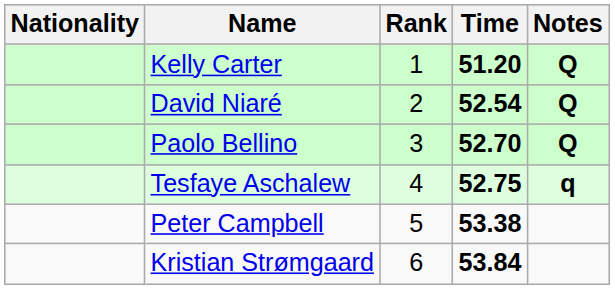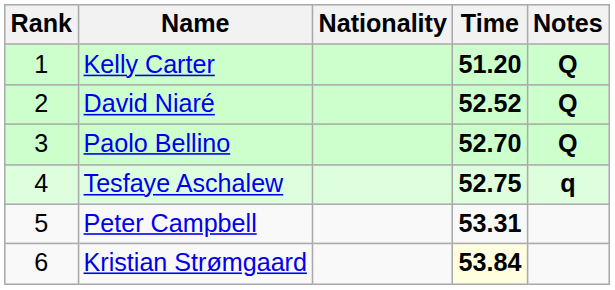columns swapped: (416, 24) <-> (75, 24)
(490, 104) 52.54 -> (490, 104) 52.52
(490, 223) 53.38 -> (490, 223) 53.31
(490, 263) no background -> (490, 263) lightyellow background
